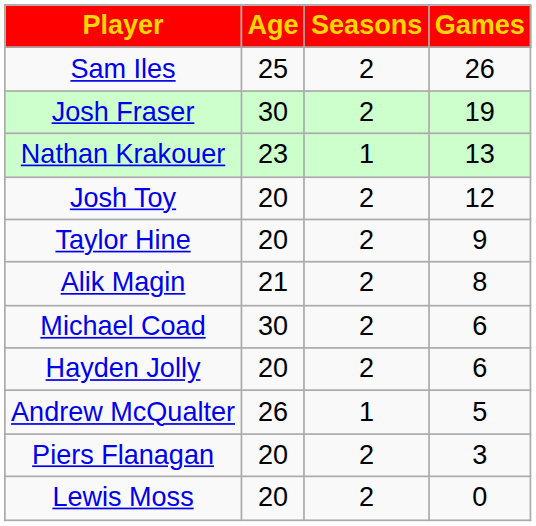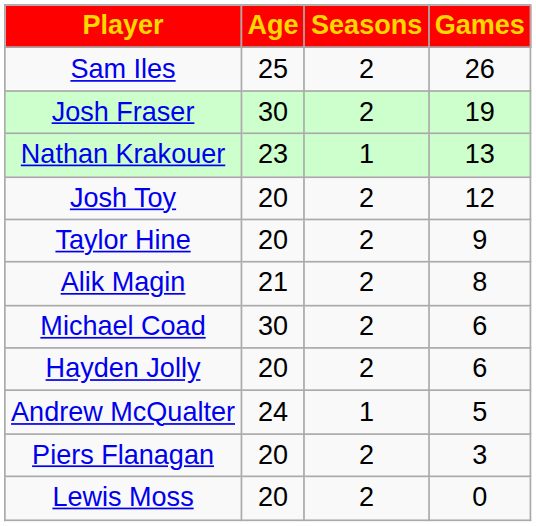(273, 411) 26 -> (273, 411) 24
